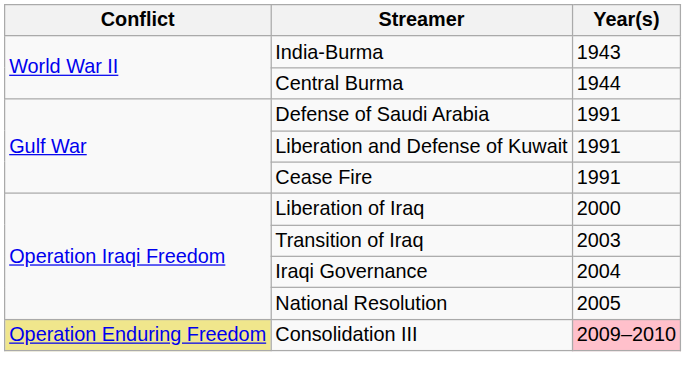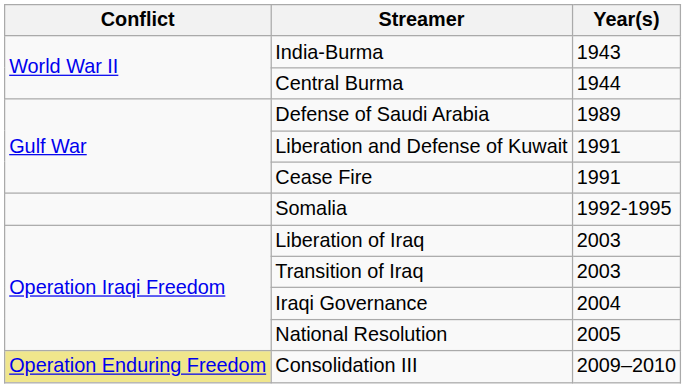(599, 114) 1991 -> (599, 114) 1989
+ row: (311, 209)
(599, 209) 2000 -> (599, 240) 2003
(626, 334) pink background -> (626, 366) no background
